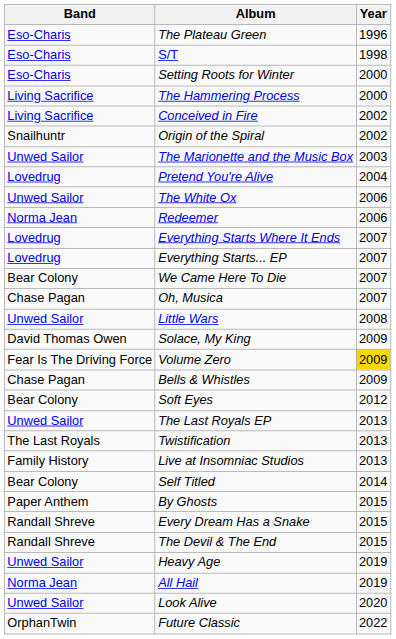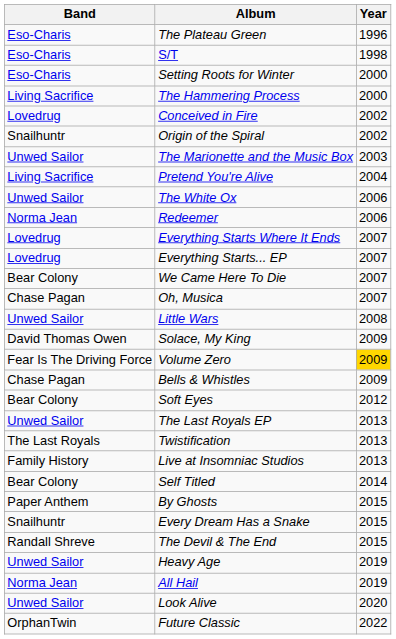(50, 116) Living Sacrifice -> (34, 116) Lovedrug
(34, 177) Lovedrug -> (50, 177) Living Sacrifice
(51, 522) Randall Shreve -> (36, 522) Snailhuntr
